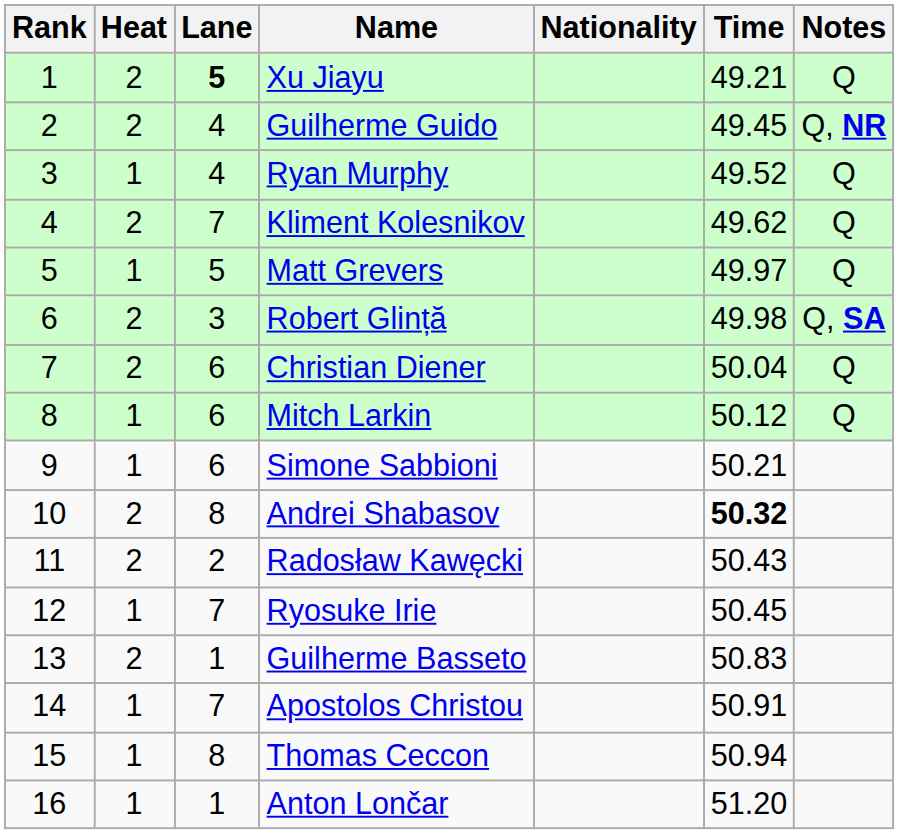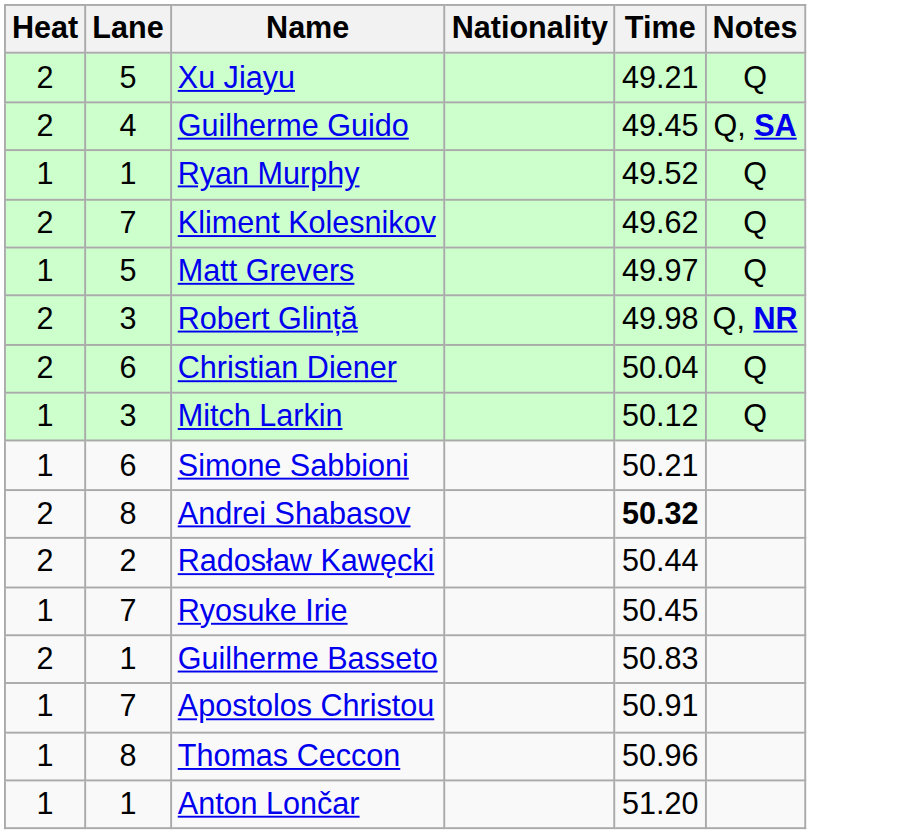- column: (49, 28)
(217, 77) bold -> (128, 77) normal
(844, 125) Q, NR -> (755, 125) Q, SA
(217, 174) 4 -> (128, 174) 1
(844, 319) Q, SA -> (755, 319) Q, NR
(217, 416) 6 -> (128, 416) 3
(749, 561) 50.43 -> (660, 561) 50.44
(749, 755) 50.94 -> (660, 755) 50.96
